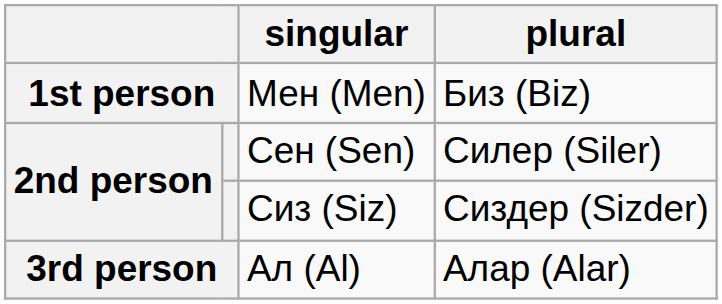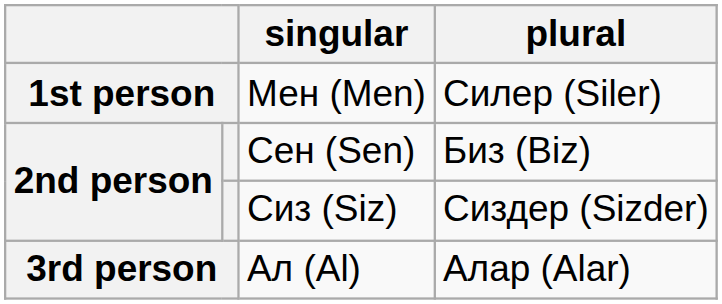(517, 92) Биз (Biz) -> (552, 92) Силер (Siler)
(552, 151) Силер (Siler) -> (517, 151) Биз (Biz)
